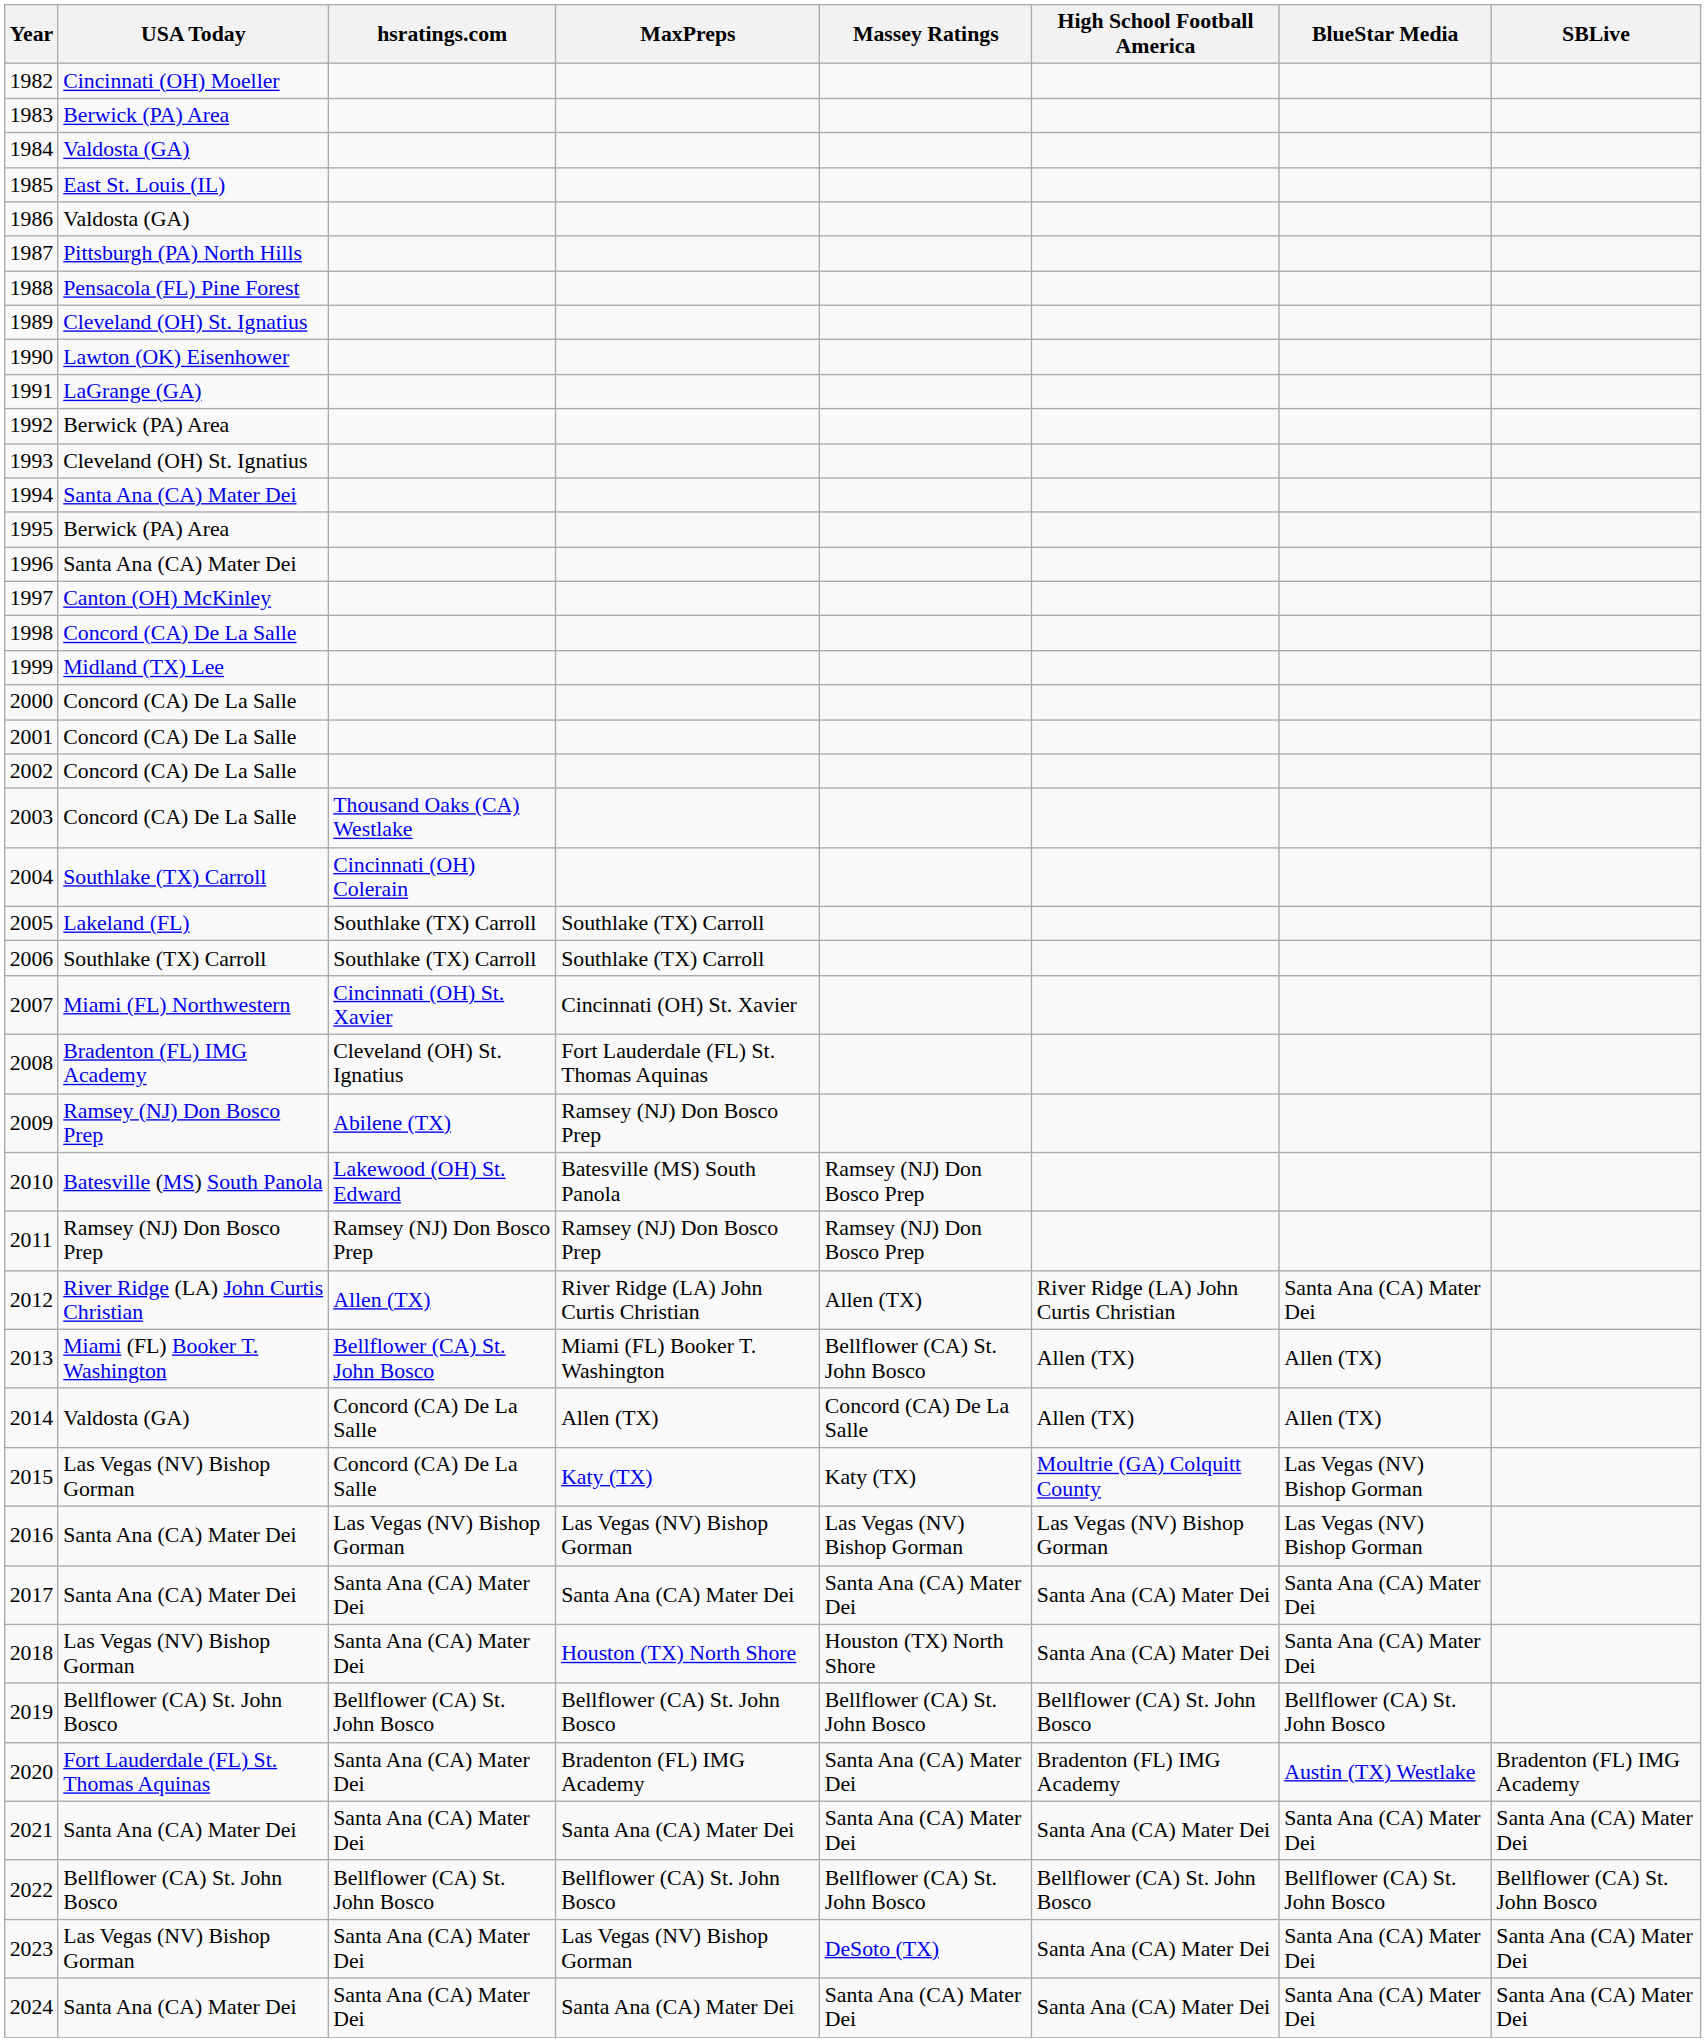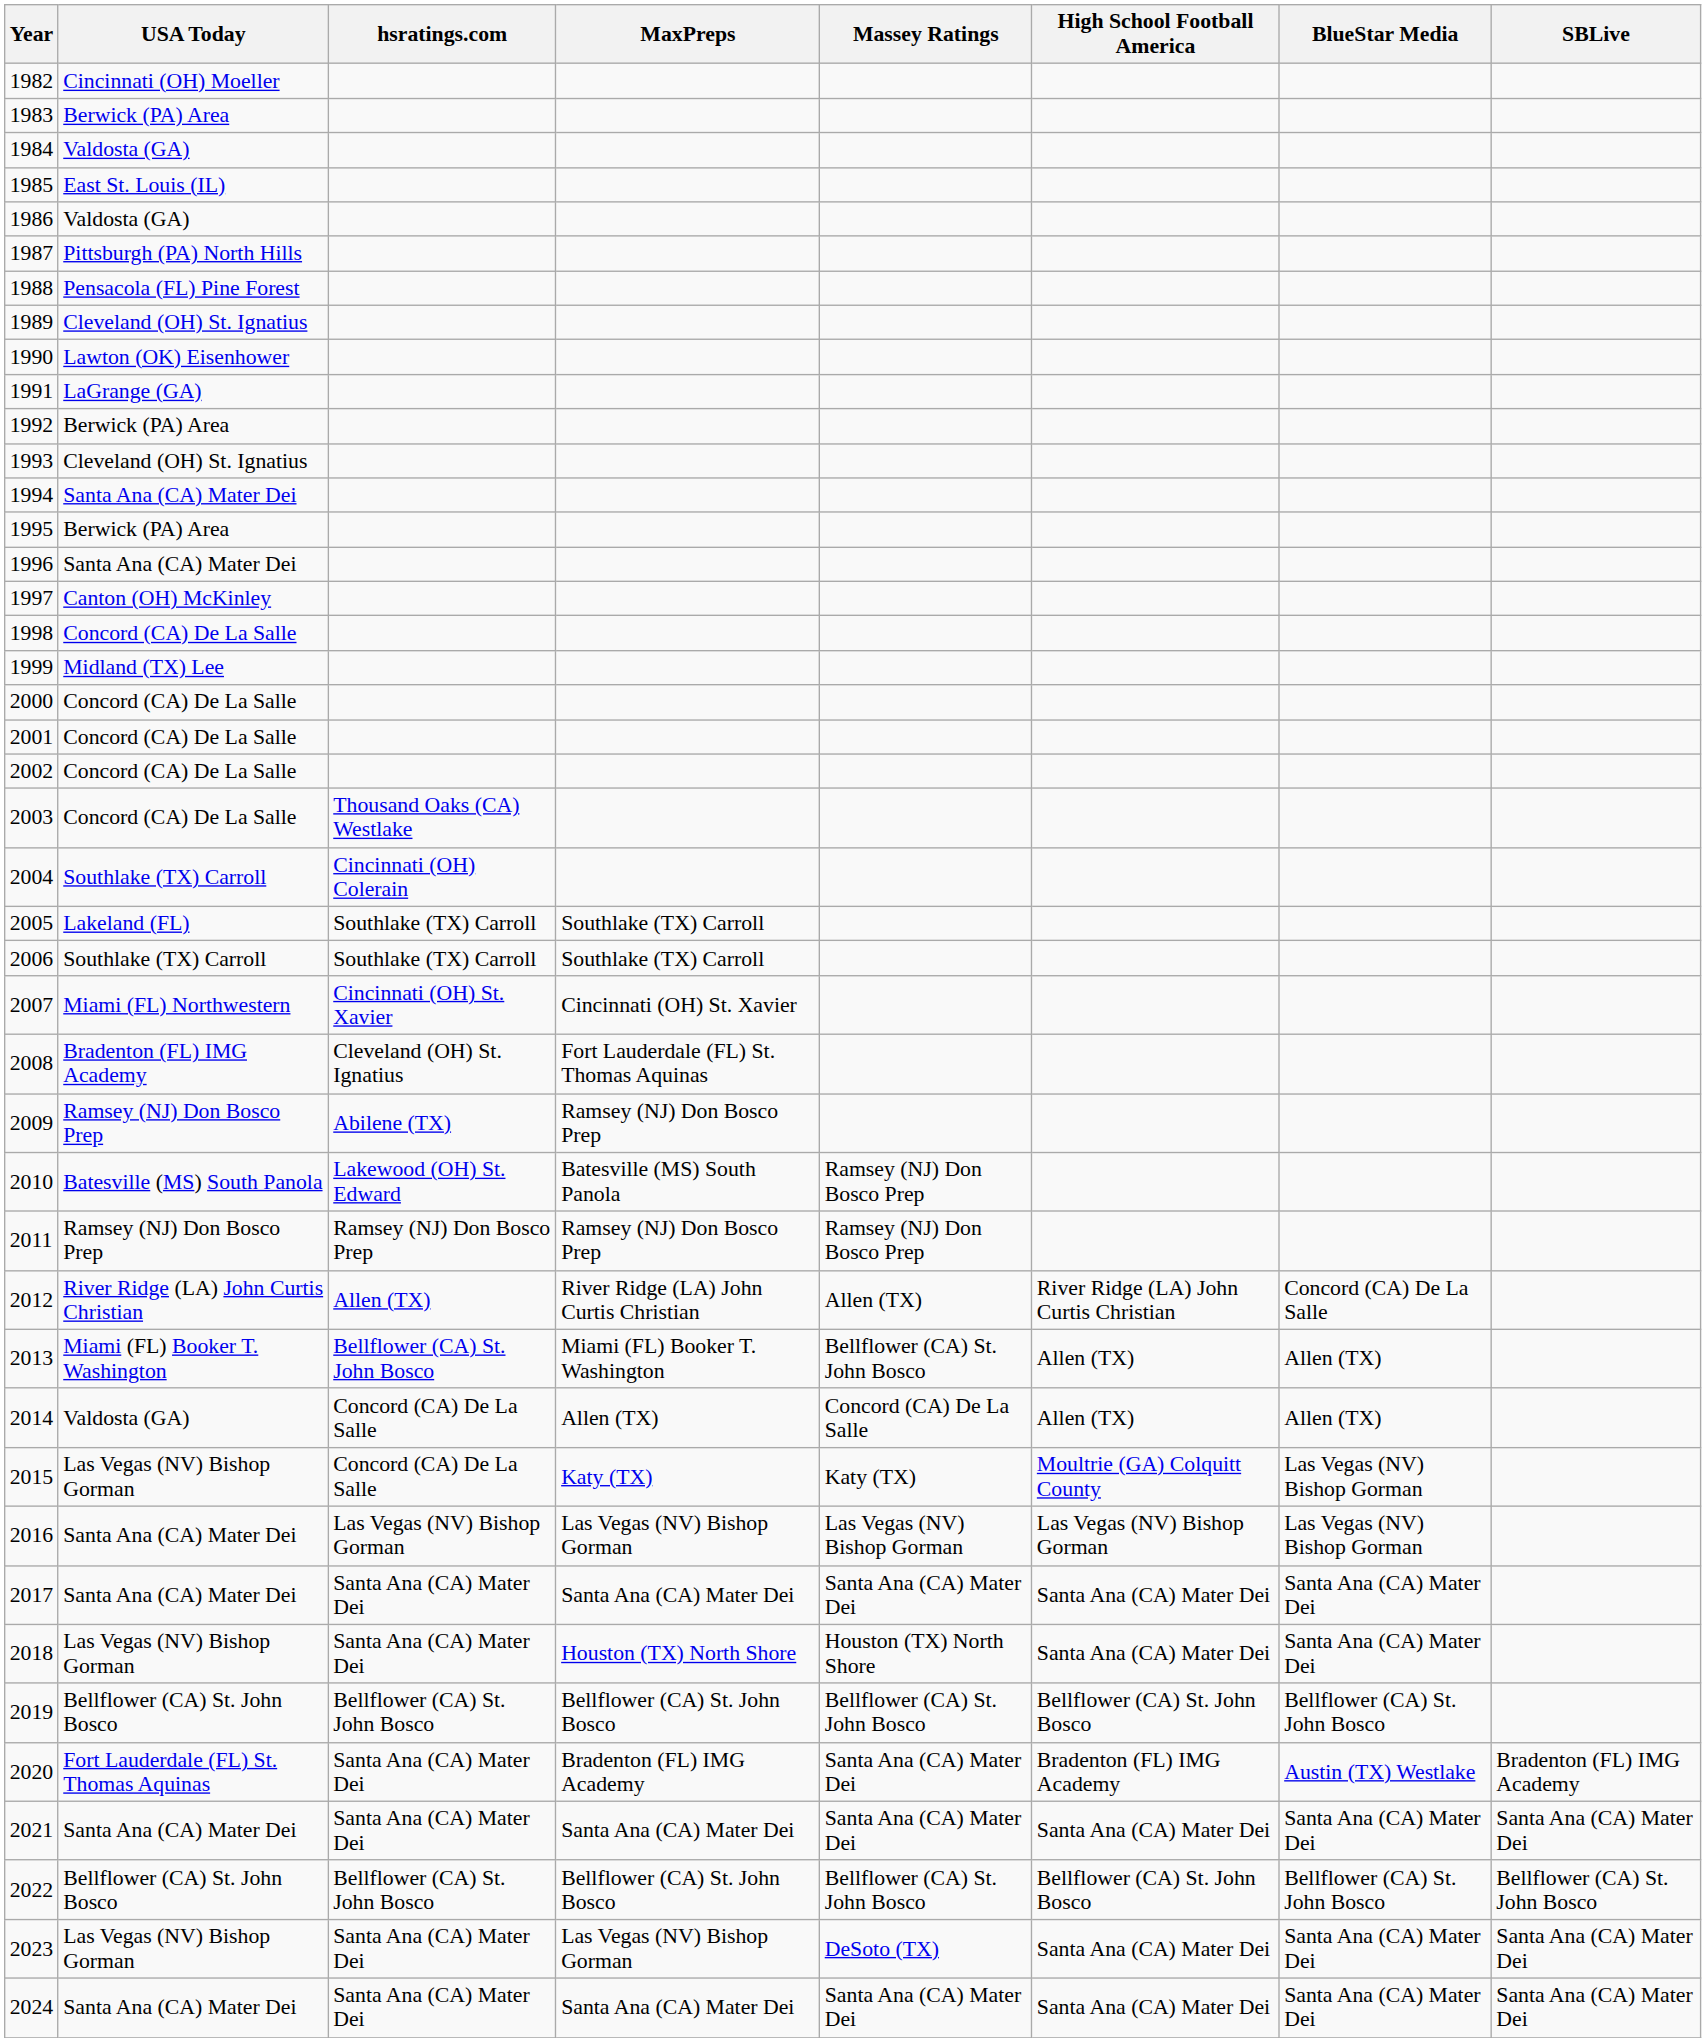(1382, 1299) Santa Ana (CA) Mater Dei -> (1376, 1299) Concord (CA) De La Salle
